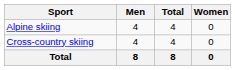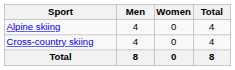columns swapped: (211, 12) <-> (173, 12)
